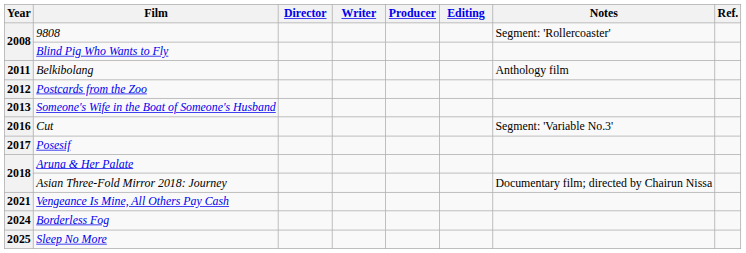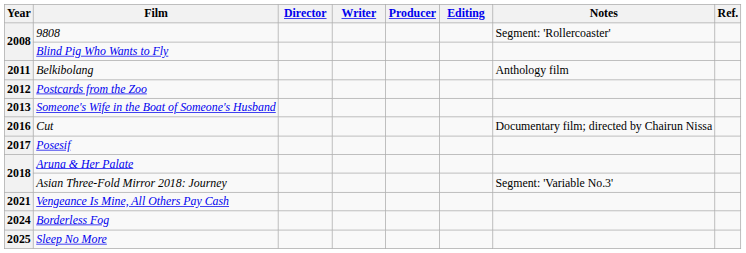(554, 126) Segment: 'Variable No.3' -> (604, 126) Documentary film; directed by Chairun Nissa
(604, 182) Documentary film; directed by Chairun Nissa -> (554, 182) Segment: 'Variable No.3'
